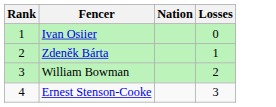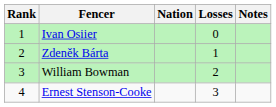+ column: (253, 14)
